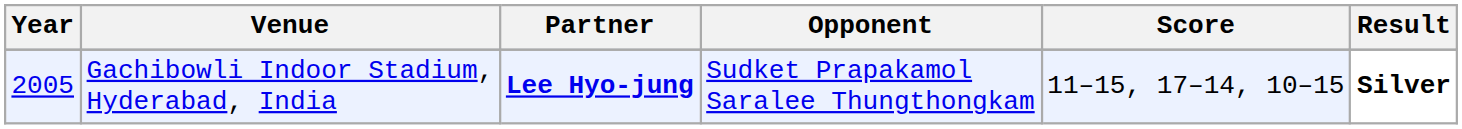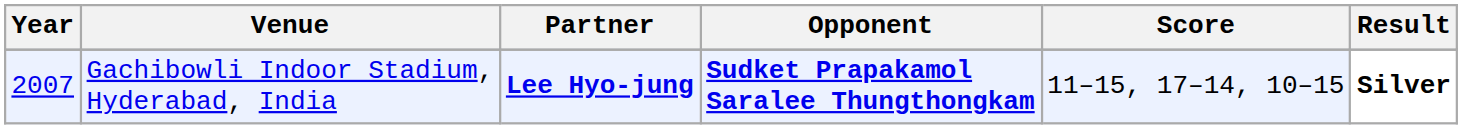(43, 86) 2005 -> (43, 86) 2007
(870, 86) normal -> (870, 86) bold
